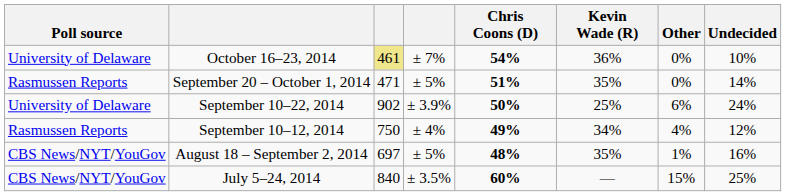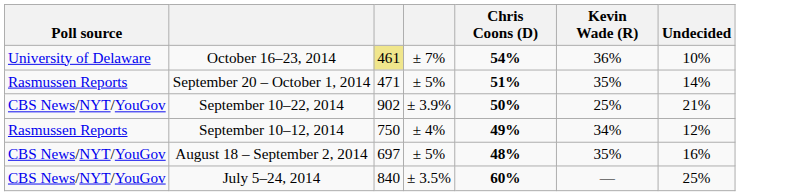- column: (681, 33)
(79, 105) University of Delaware -> (87, 105) CBS News/NYT/YouGov
(742, 105) 24% -> (696, 105) 21%
